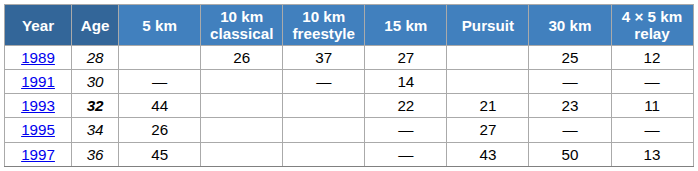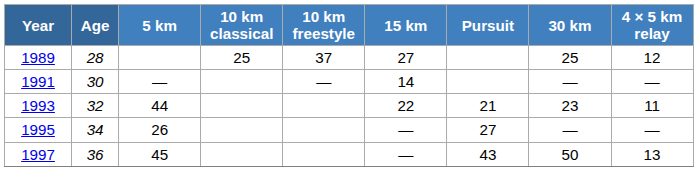(242, 58) 26 -> (242, 58) 25
(95, 106) bold -> (95, 106) normal
